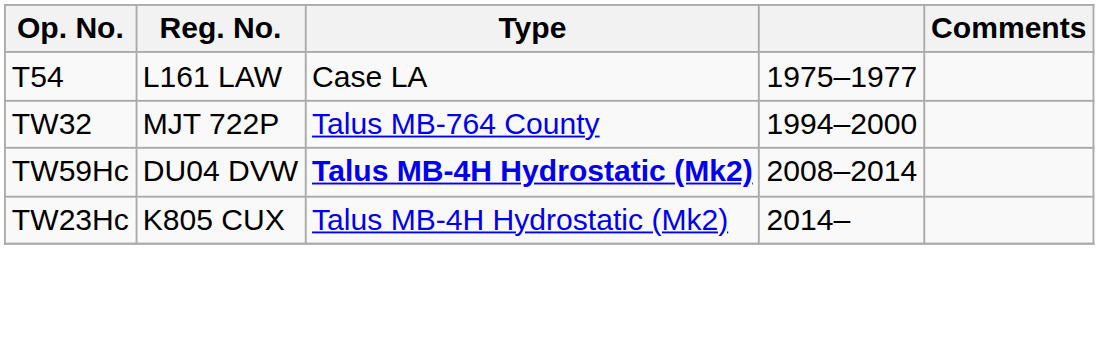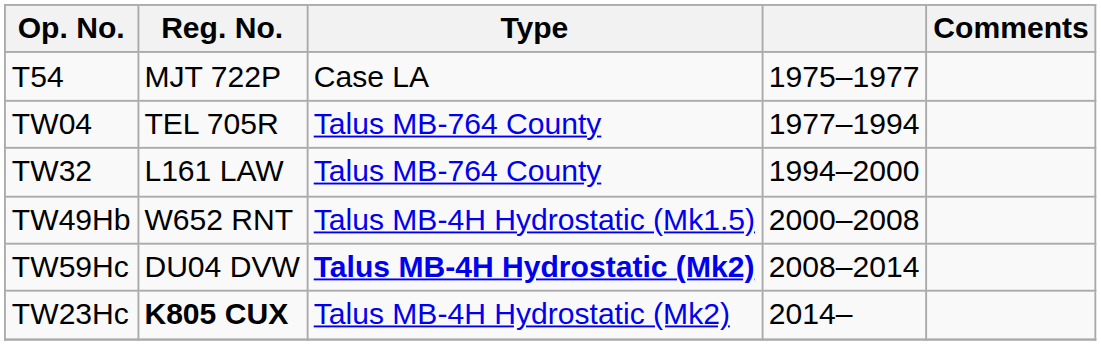(212, 76) L161 LAW -> (213, 76) MJT 722P
+ row: (52, 123)
(211, 123) MJT 722P -> (214, 171) L161 LAW
+ row: (71, 219)
(214, 219) normal -> (216, 314) bold
